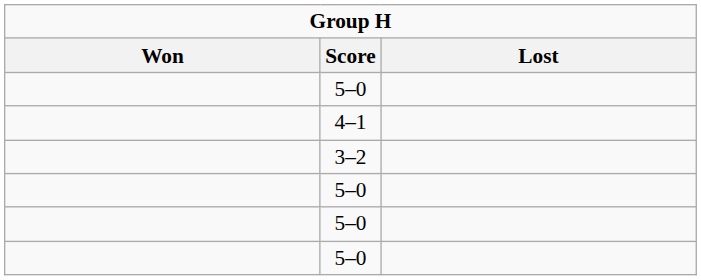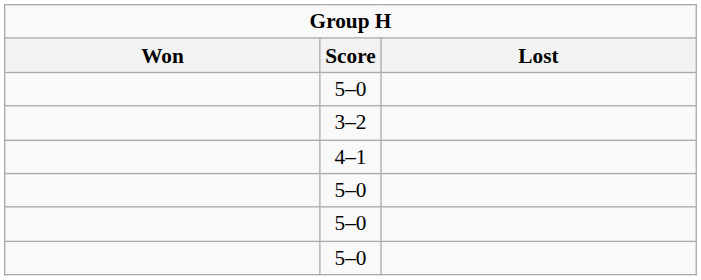rows swapped: (163, 123) <-> (163, 157)
